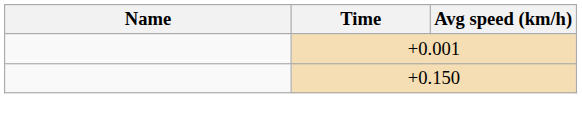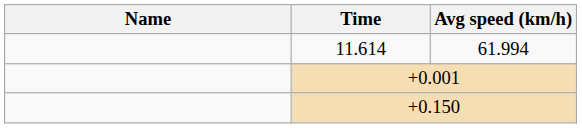+ row: (361, 48)
